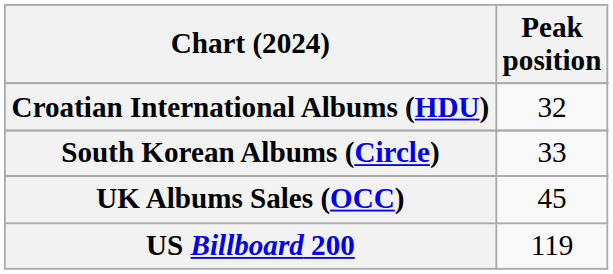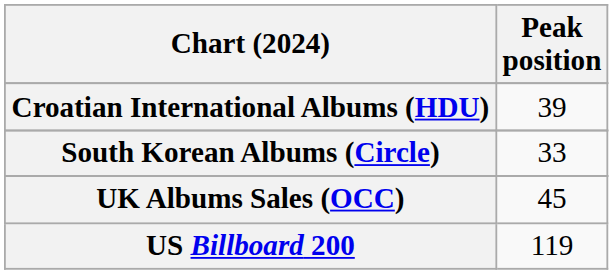(552, 106) 32 -> (552, 106) 39
